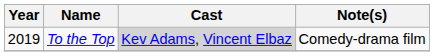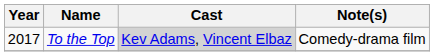(24, 39) 2019 -> (24, 39) 2017
